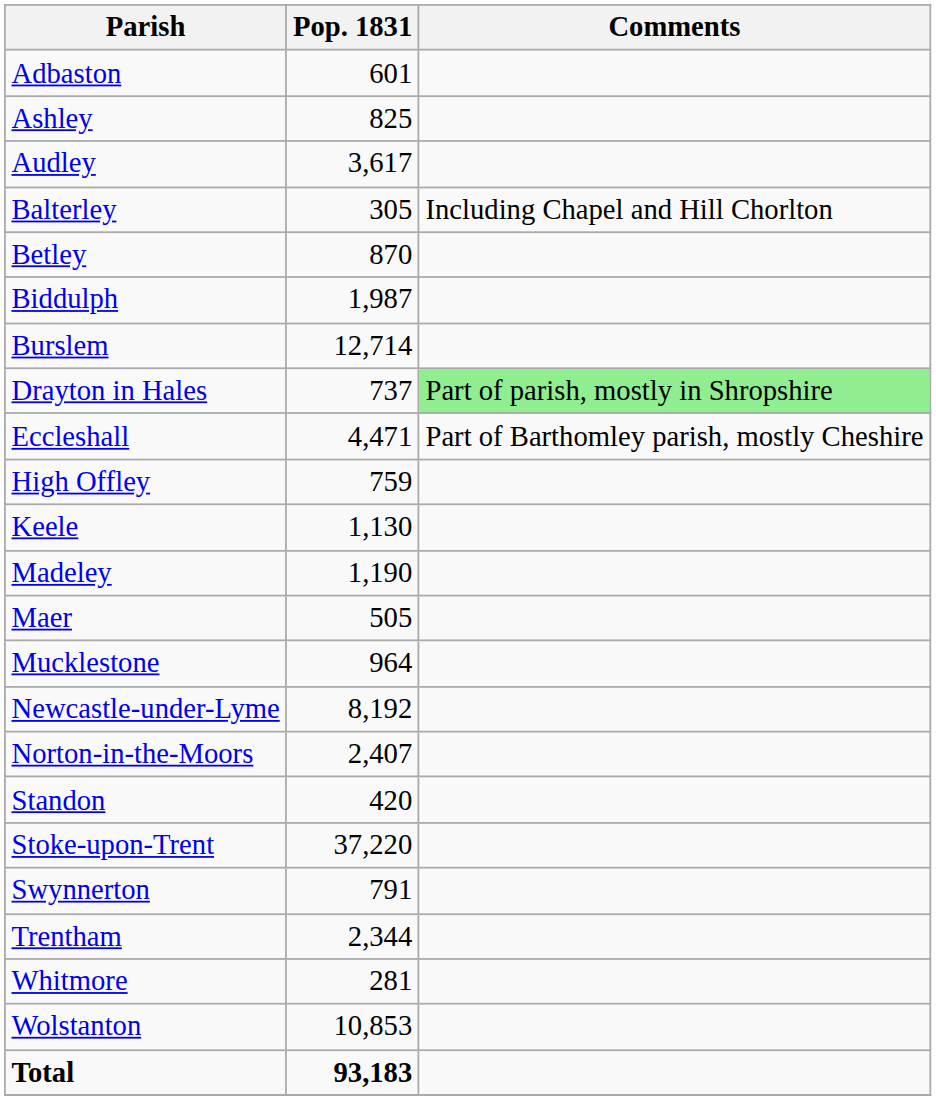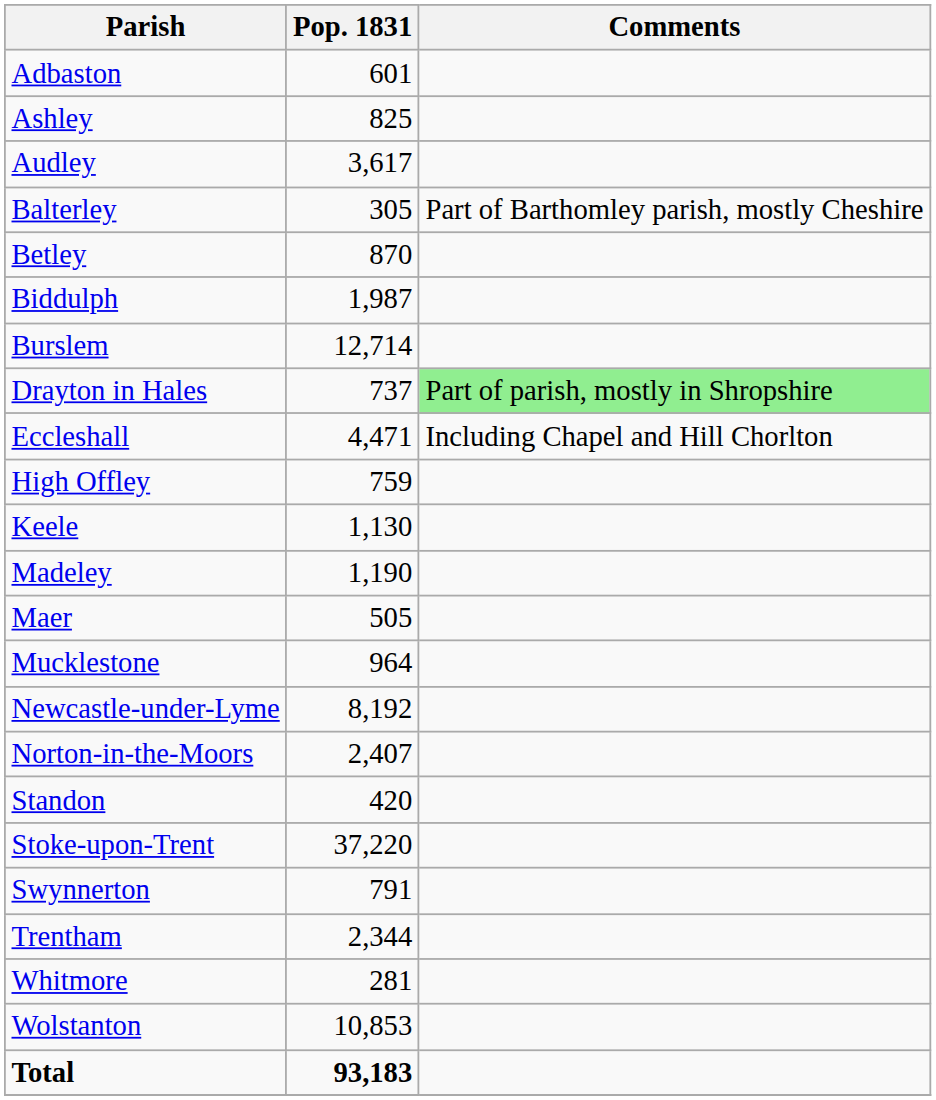(629, 208) Including Chapel and Hill Chorlton -> (674, 208) Part of Barthomley parish, mostly Cheshire
(674, 436) Part of Barthomley parish, mostly Cheshire -> (629, 436) Including Chapel and Hill Chorlton
